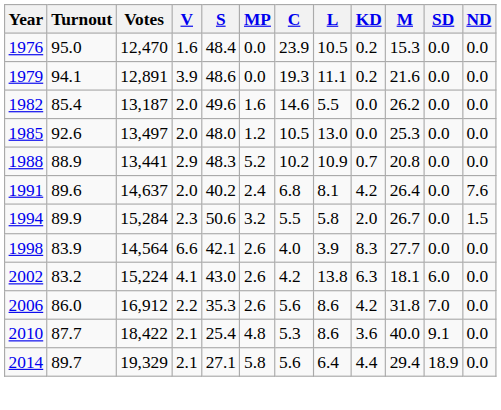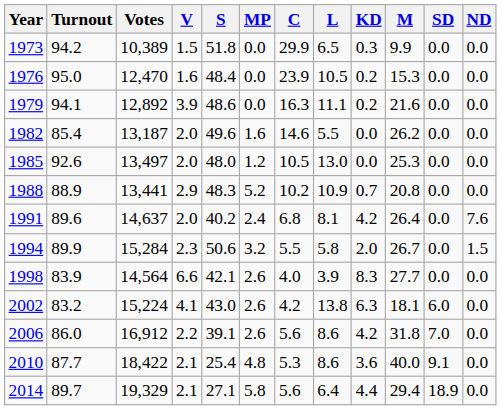+ row: (26, 47)
(144, 76) 12,891 -> (144, 104) 12,892
(294, 76) 19.3 -> (294, 104) 16.3
(221, 304) 35.3 -> (221, 333) 39.1
